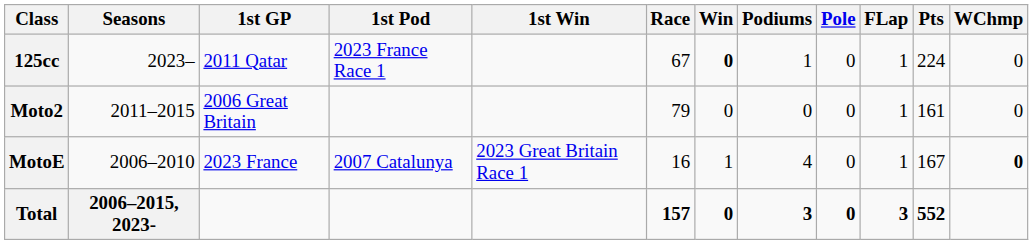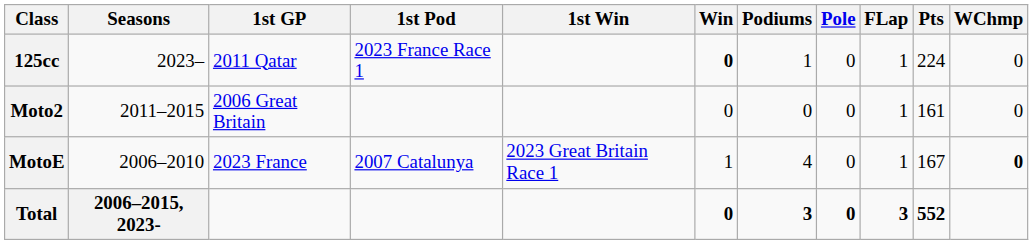- column: (670, 19)
